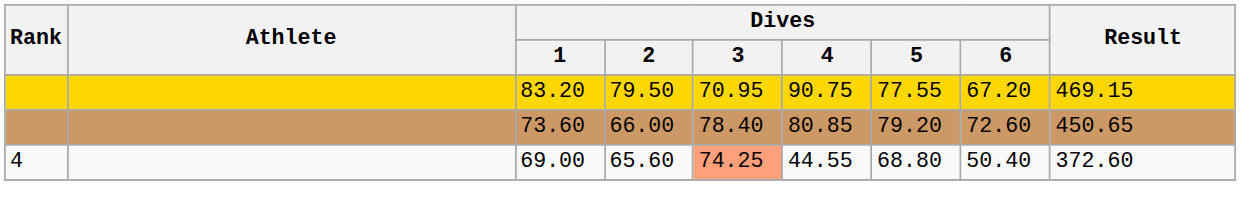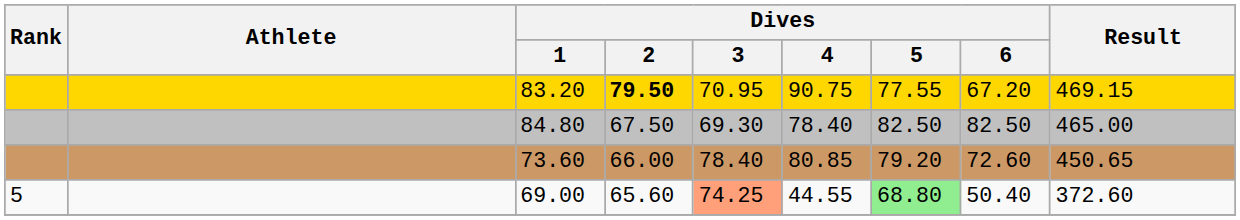(642, 92) normal -> (642, 92) bold
+ row: (553, 127)
(17, 162) 4 -> (17, 197) 5
(910, 162) no background -> (910, 197) lightgreen background
